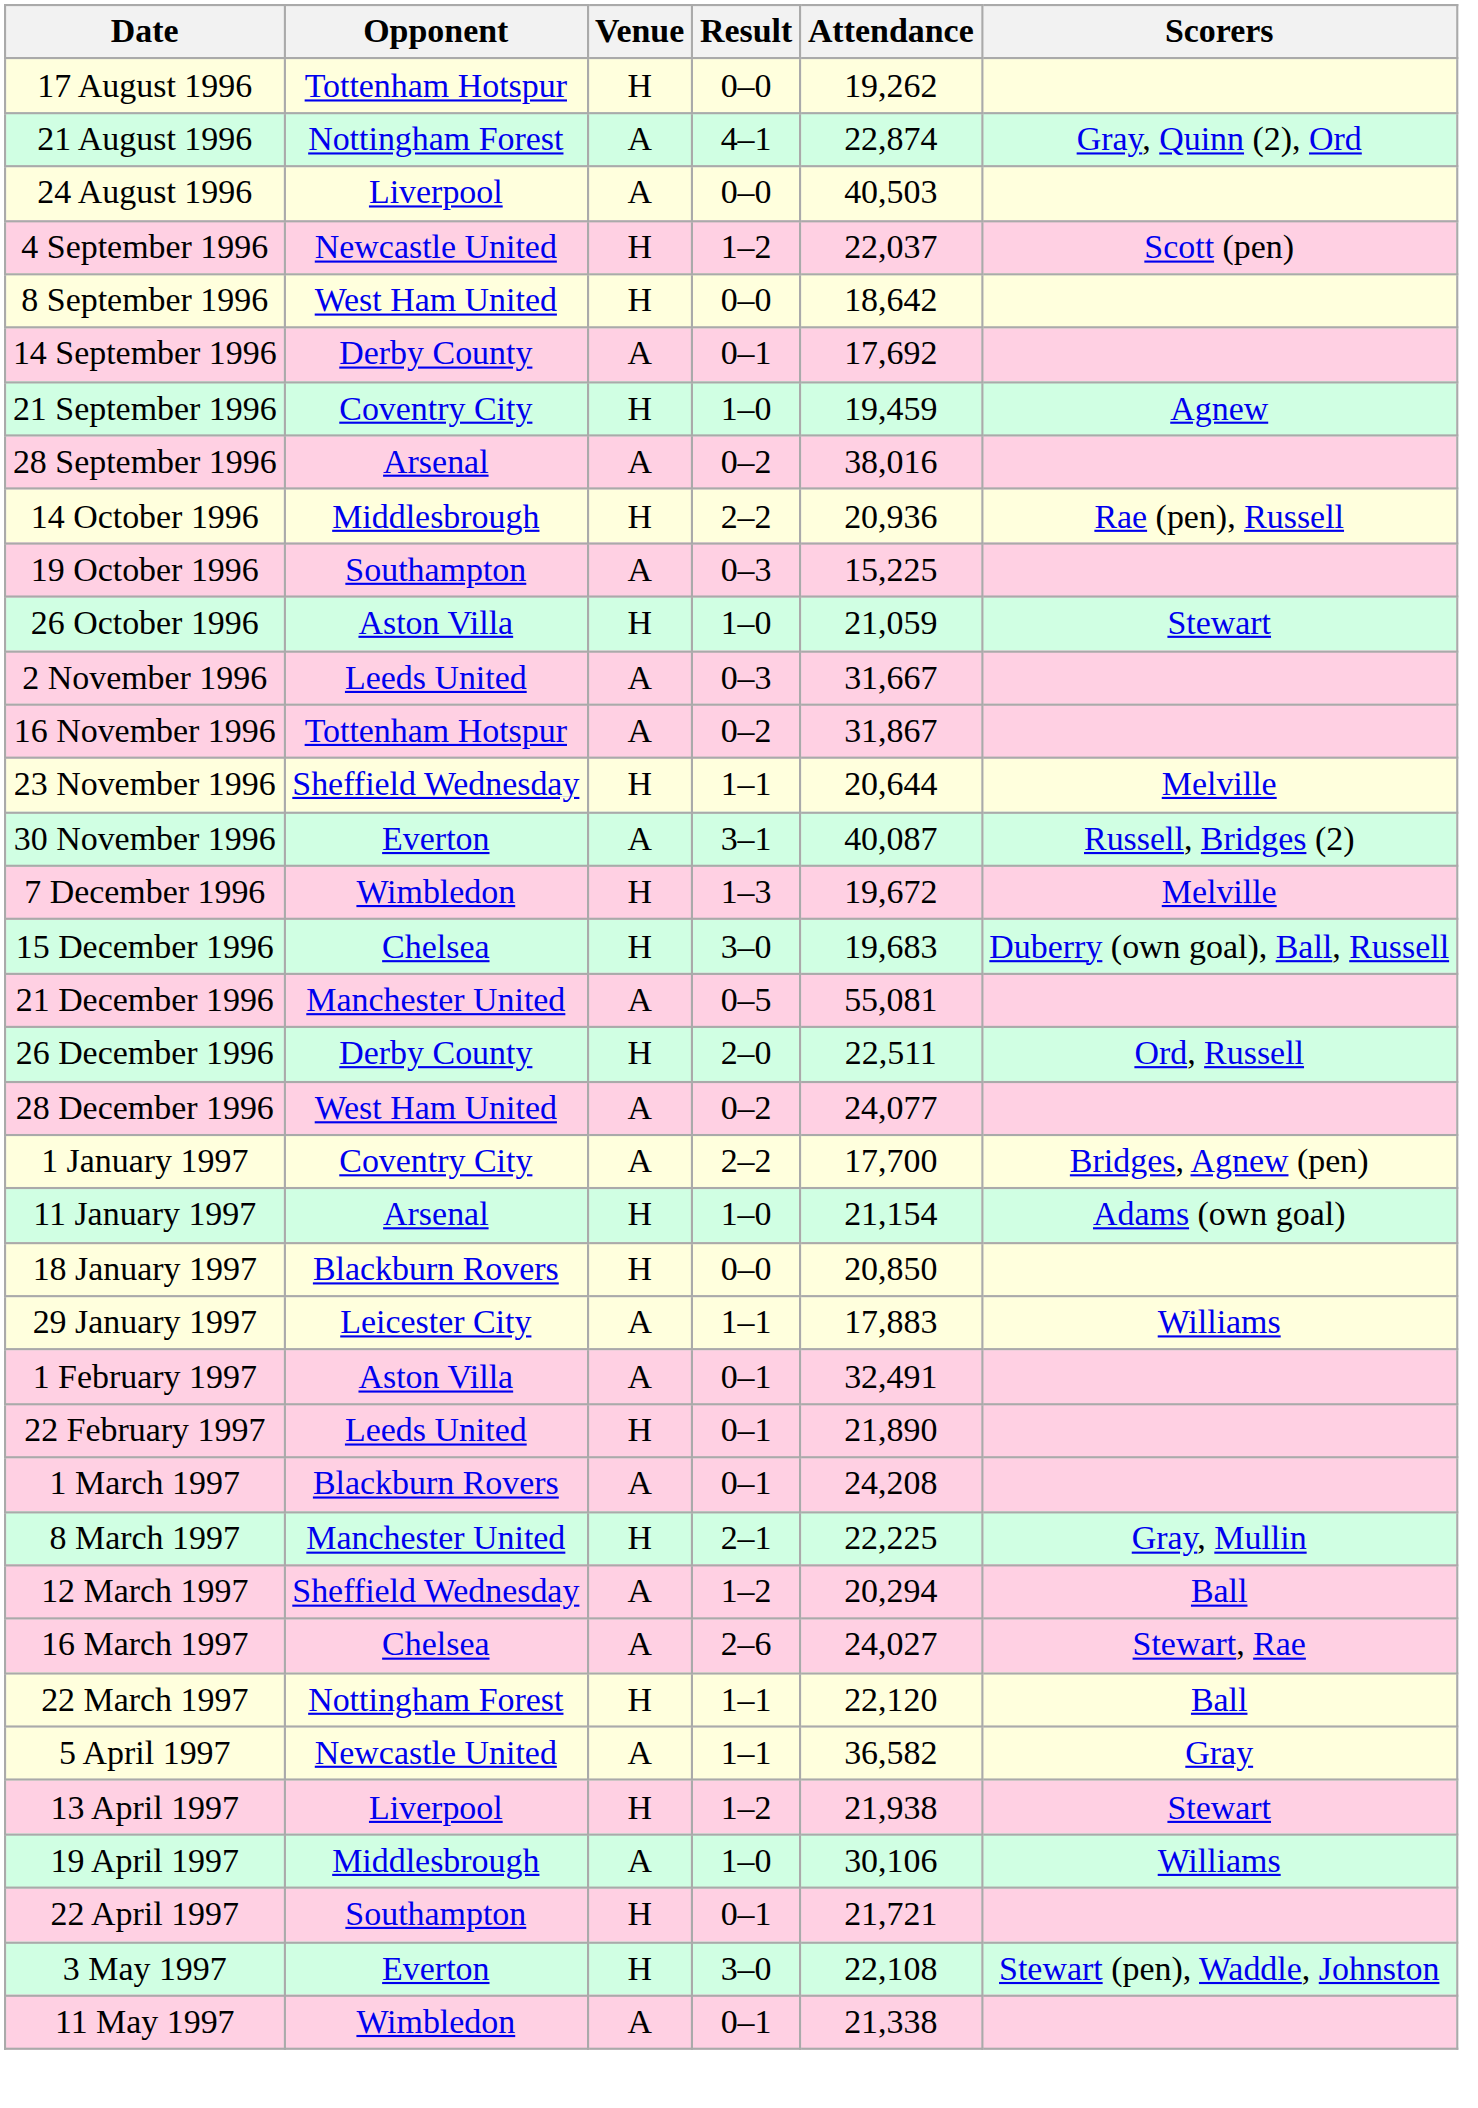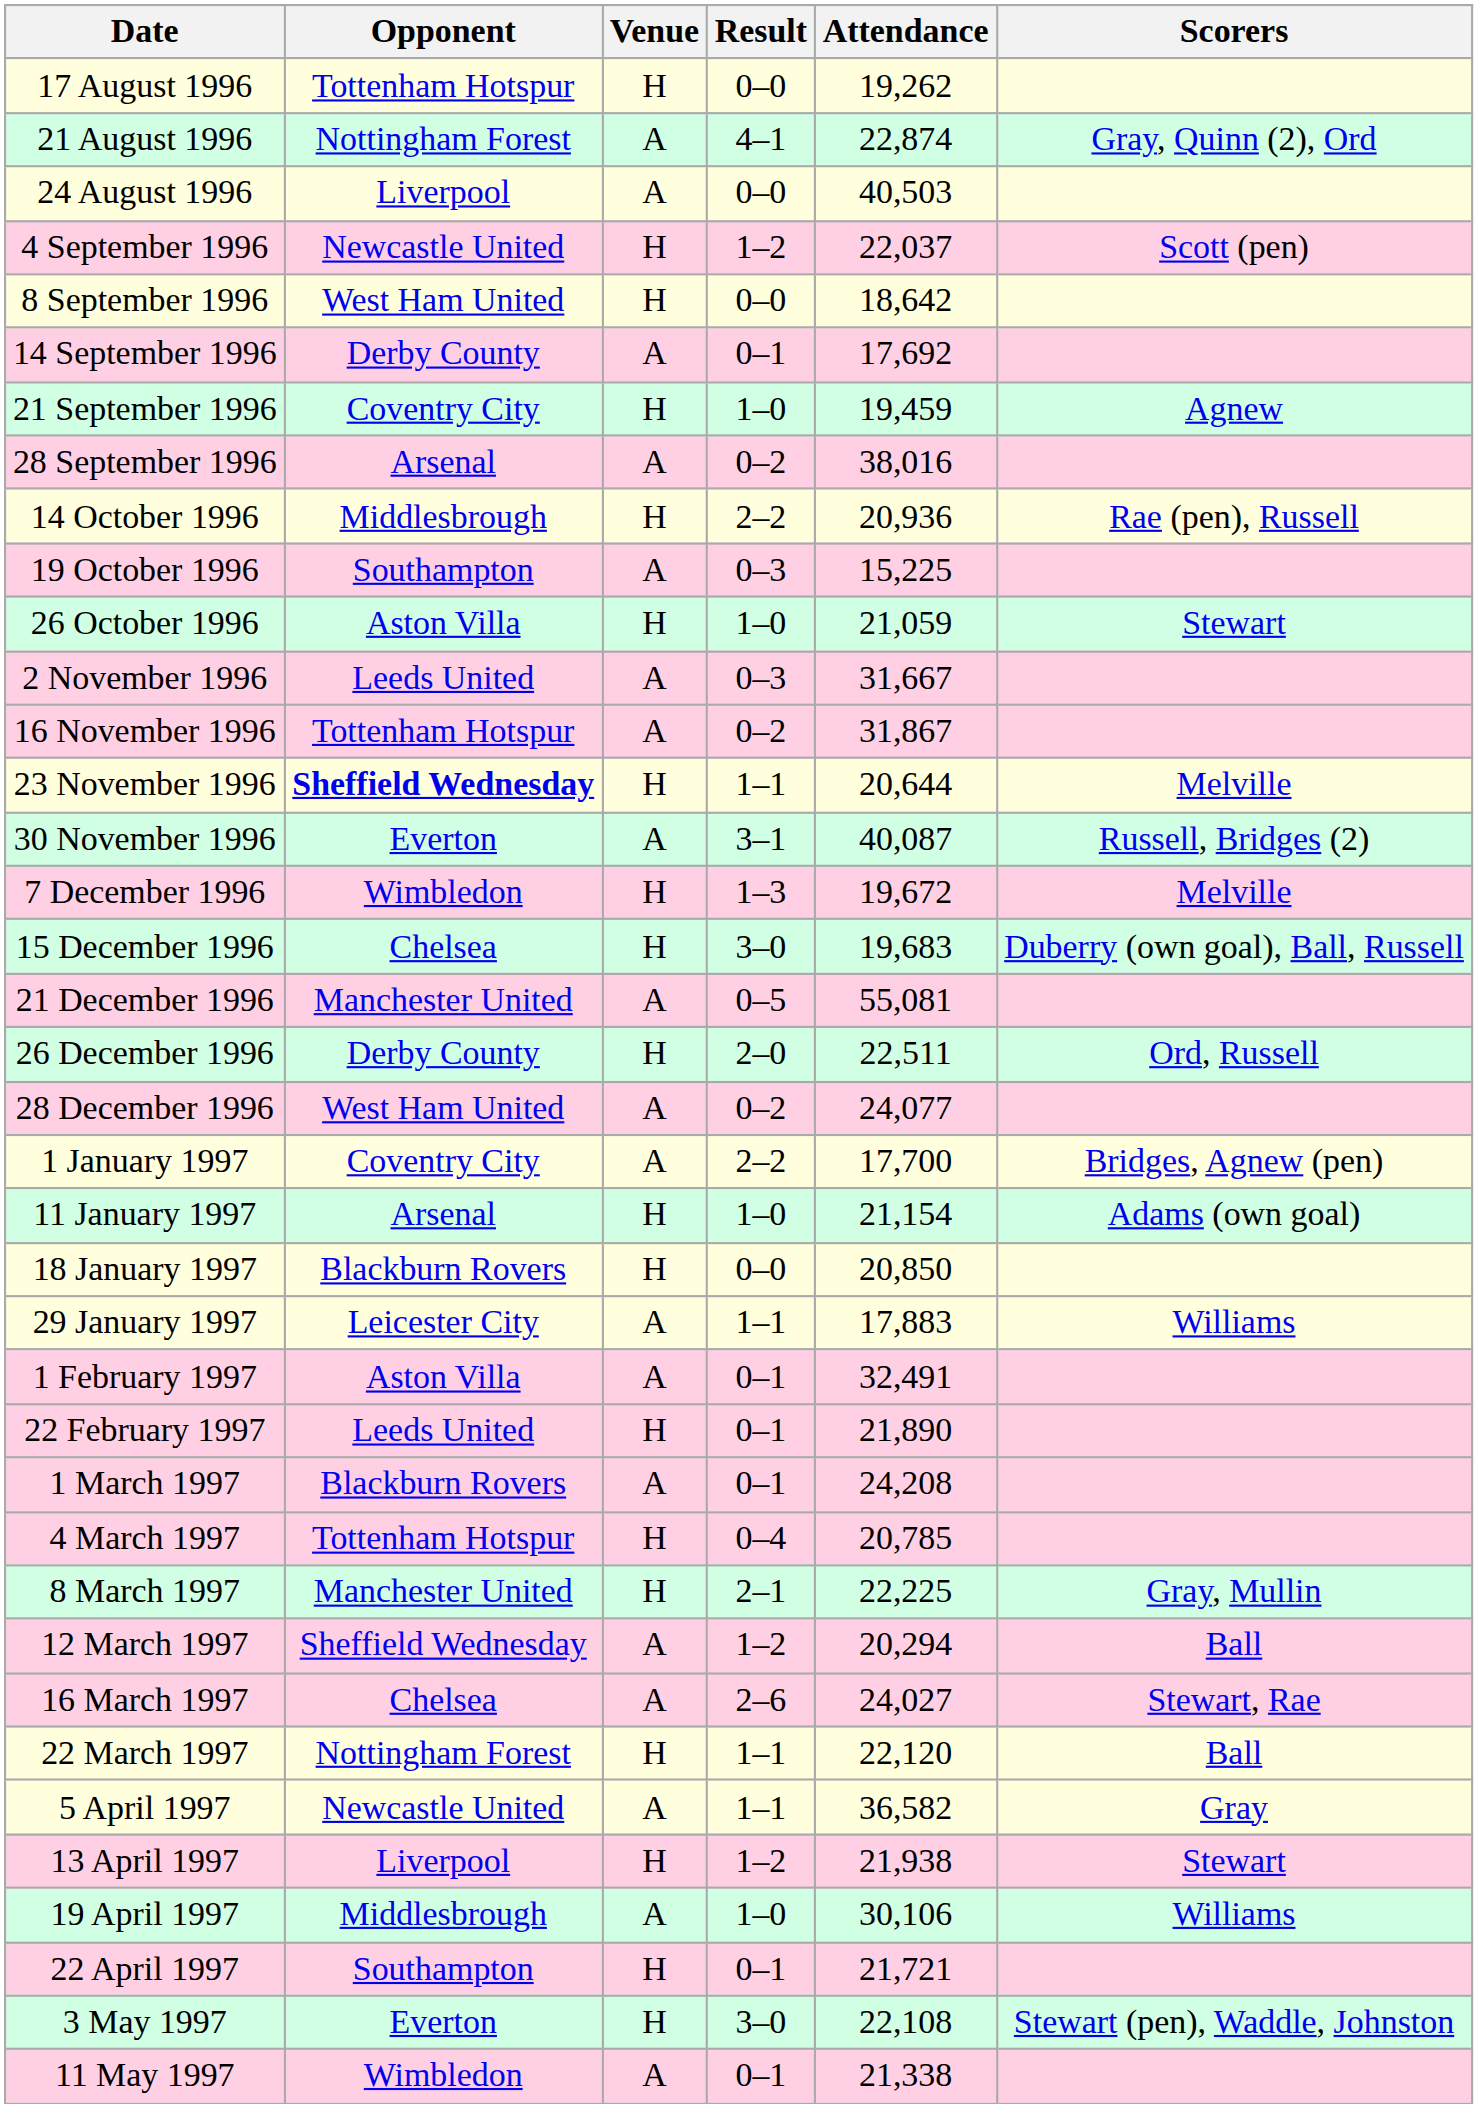(436, 784) normal -> (443, 784) bold
+ row: (145, 1537)
